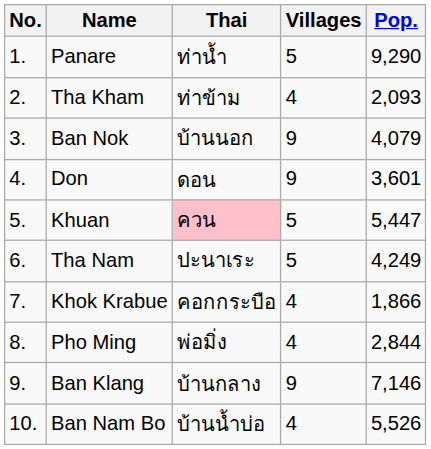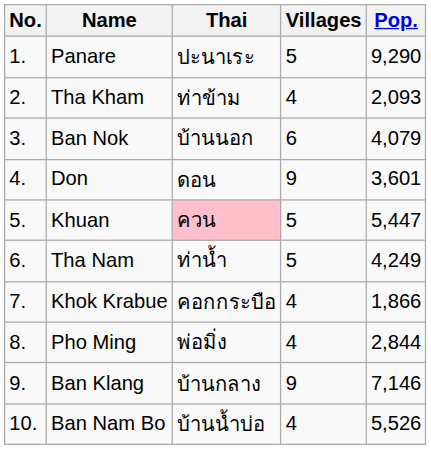(202, 57) ท่าน้ำ -> (216, 57) ปะนาเระ
(291, 138) 9 -> (291, 138) 6
(216, 261) ปะนาเระ -> (202, 261) ท่าน้ำ
